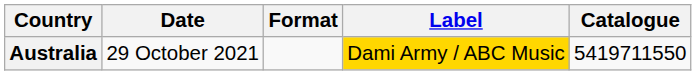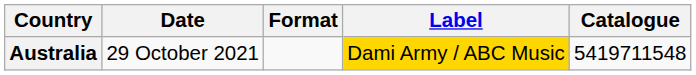(630, 53) 5419711550 -> (630, 53) 5419711548
